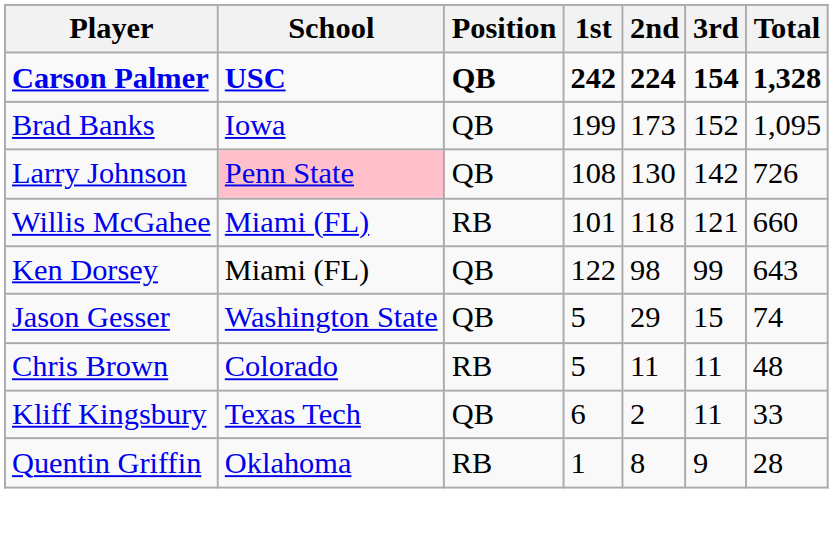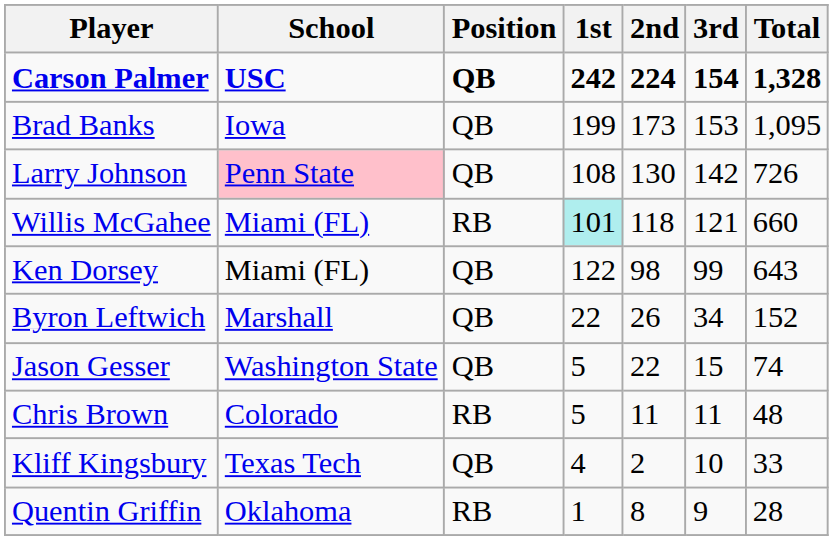(716, 125) 152 -> (716, 125) 153
(593, 221) no background -> (593, 221) paleturquoise background
+ row: (109, 317)
(645, 317) 29 -> (645, 366) 22
(578, 414) 6 -> (578, 462) 4
(708, 414) 11 -> (708, 462) 10
